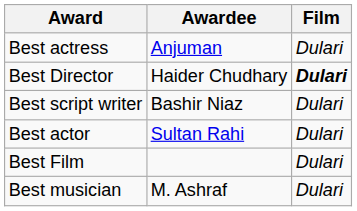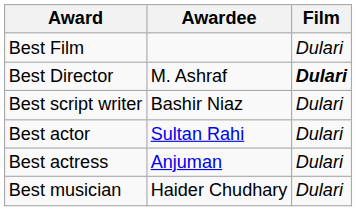rows swapped: (46, 162) <-> (58, 47)
(219, 76) Haider Chudhary -> (189, 76) M. Ashraf
(189, 190) M. Ashraf -> (219, 190) Haider Chudhary
